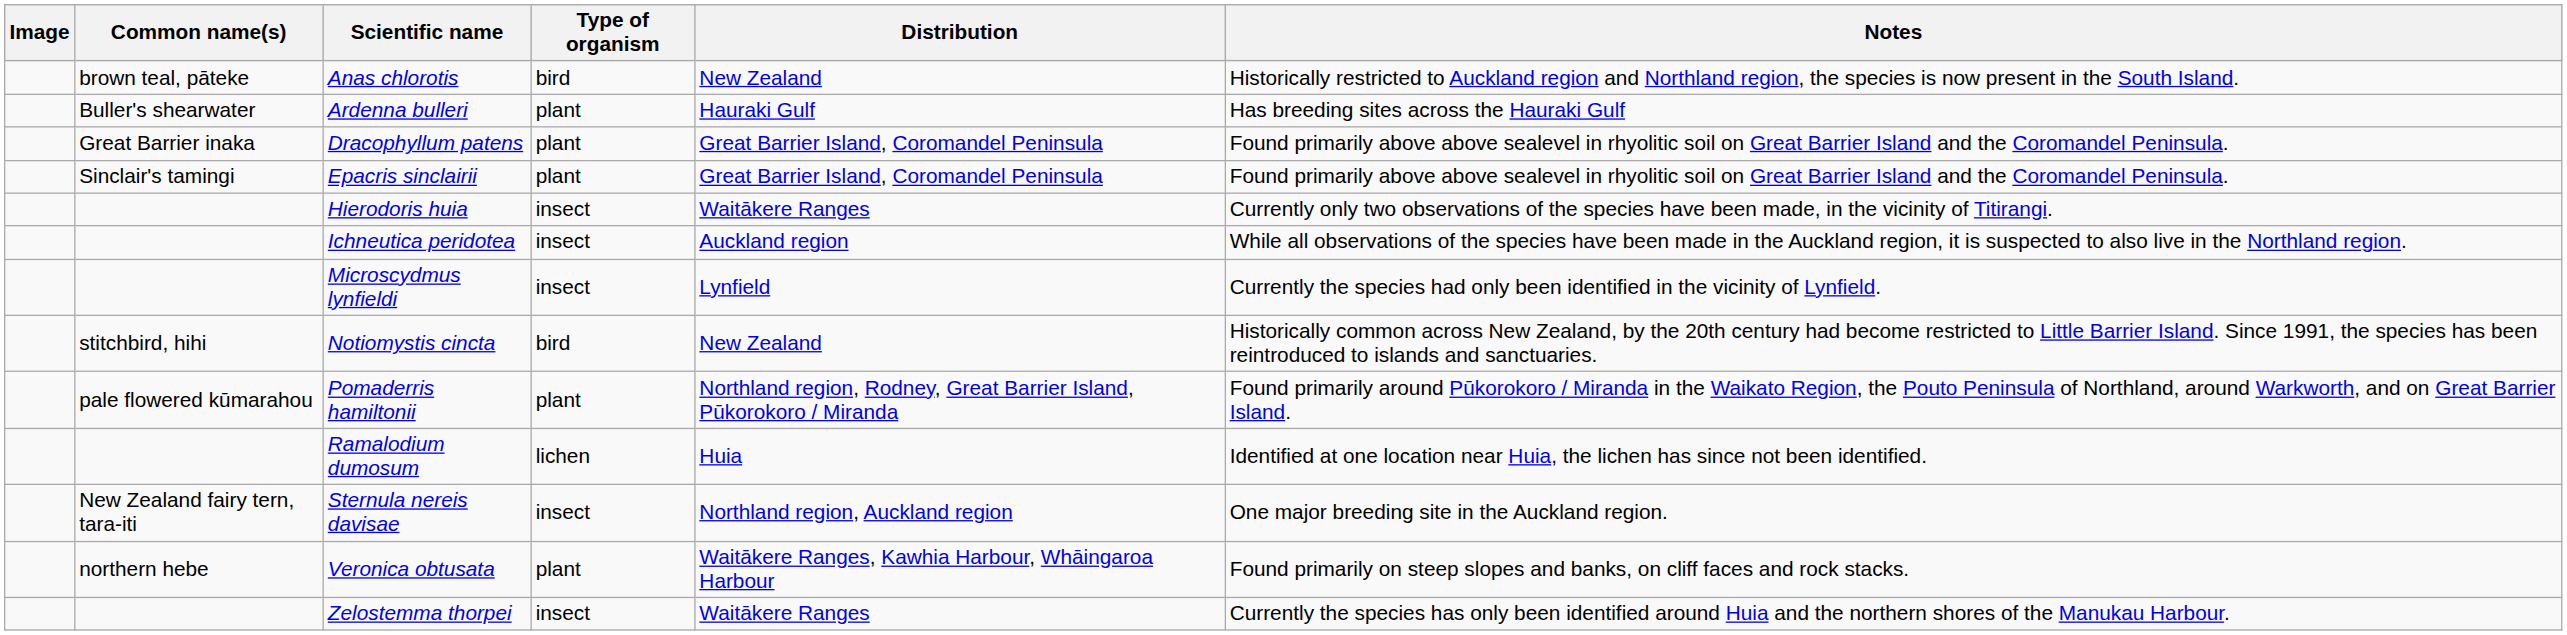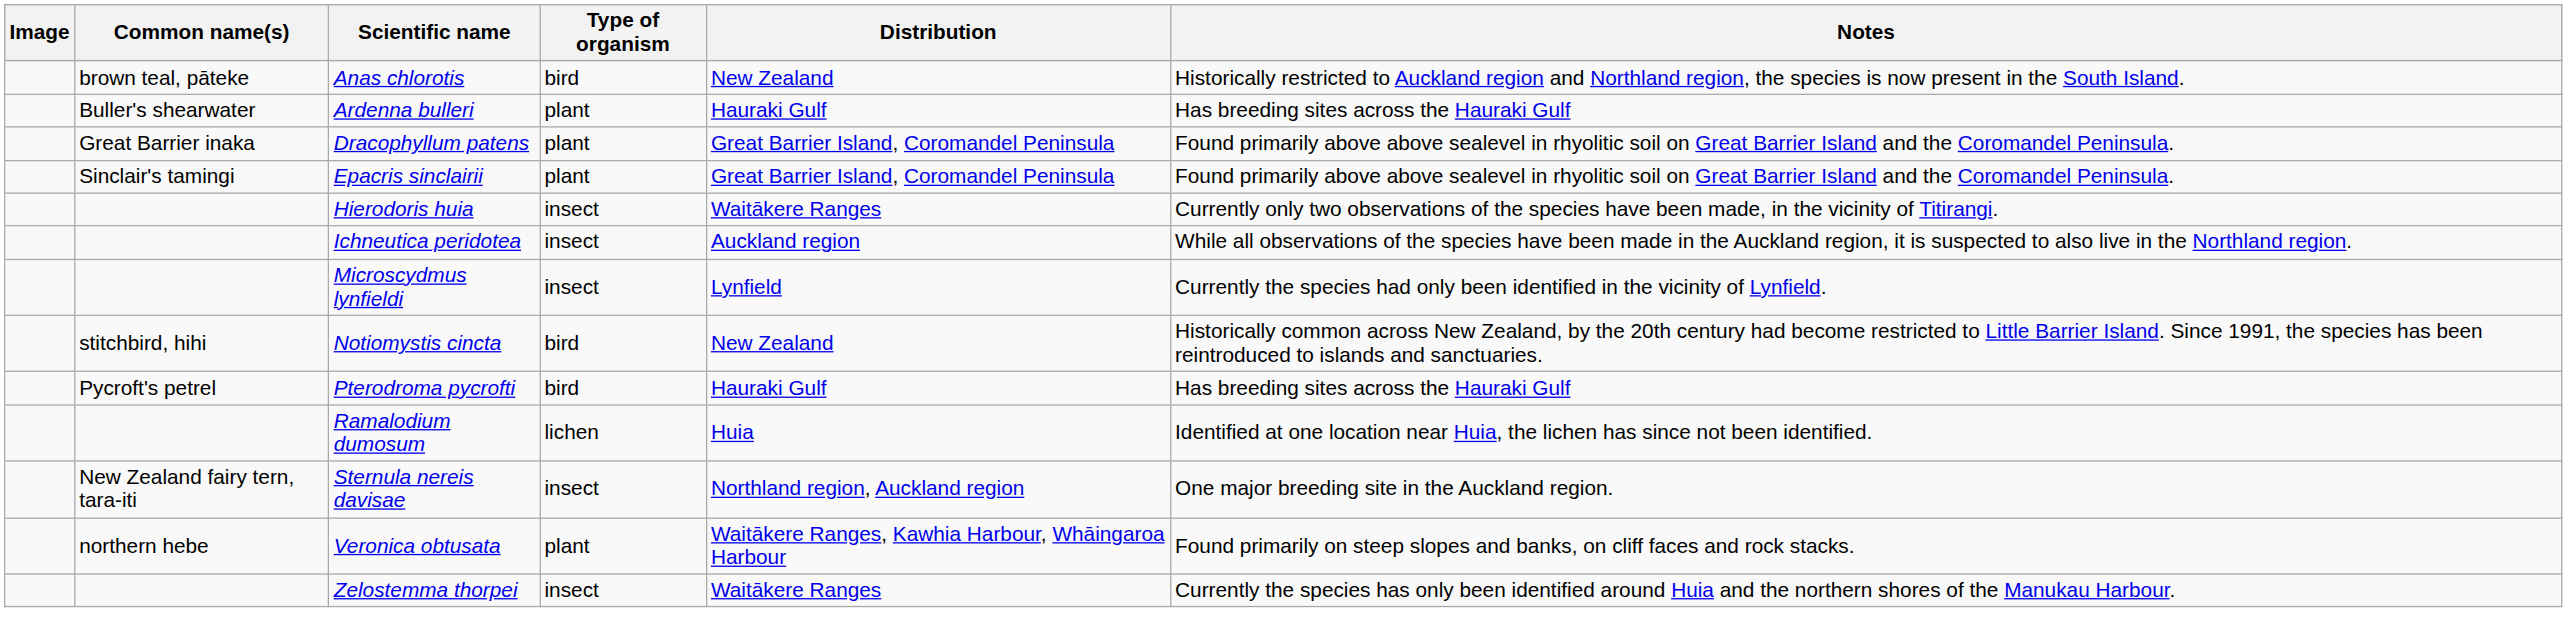- row: (381, 399)
+ row: (424, 388)
